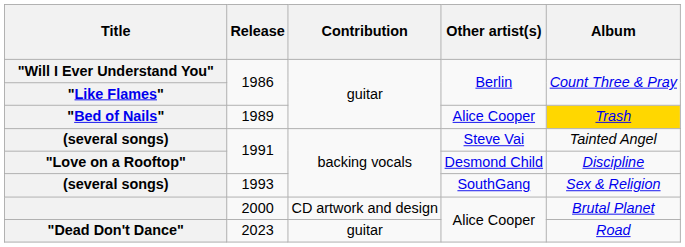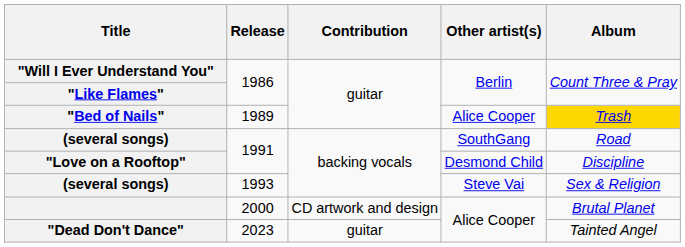(494, 139) Steve Vai -> (494, 139) SouthGang
(613, 139) Tainted Angel -> (613, 139) Road
(494, 185) SouthGang -> (494, 185) Steve Vai
(613, 231) Road -> (613, 231) Tainted Angel
